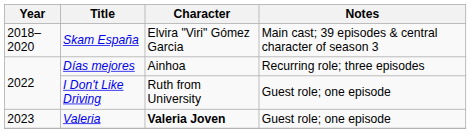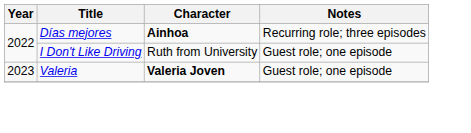- row: (101, 40)
(167, 66) normal -> (168, 33) bold
